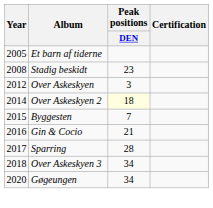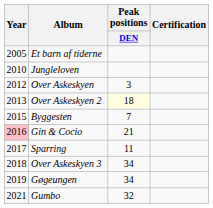- row: (59, 69)
+ row: (55, 69)
(17, 101) 2014 -> (17, 101) 2013
(17, 132) no background -> (17, 132) pink background
(129, 148) 28 -> (129, 148) 11
(17, 179) 2020 -> (17, 179) 2019
+ row: (46, 195)
